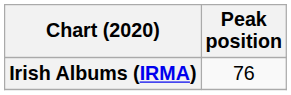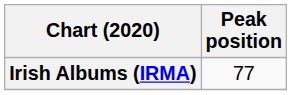(244, 73) 76 -> (244, 73) 77
